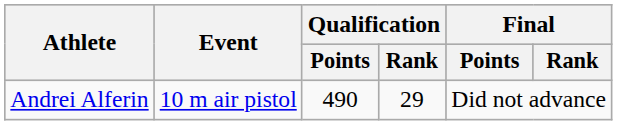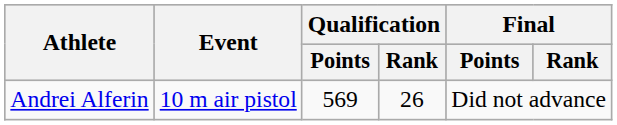(340, 100) 490 -> (340, 100) 569
(412, 100) 29 -> (412, 100) 26
